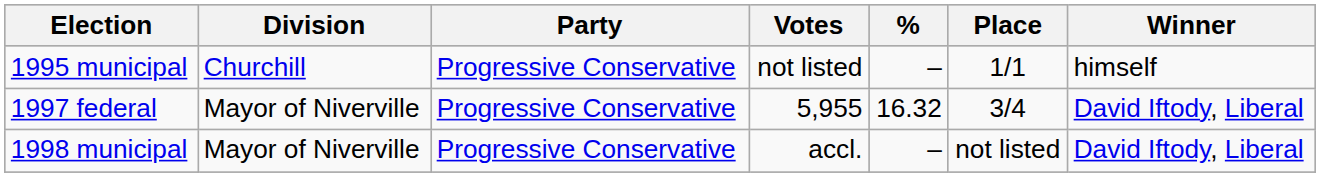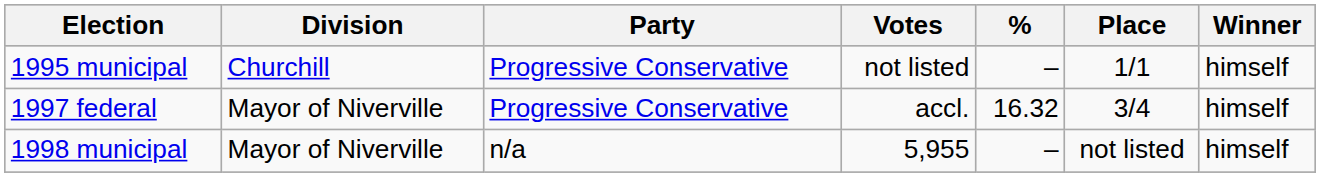(829, 108) 5,955 -> (942, 108) accl.
(1189, 108) David Iftody, Liberal -> (1247, 108) himself
(586, 150) Progressive Conservative -> (508, 150) n/a
(835, 150) accl. -> (936, 150) 5,955
(1189, 150) David Iftody, Liberal -> (1247, 150) himself
